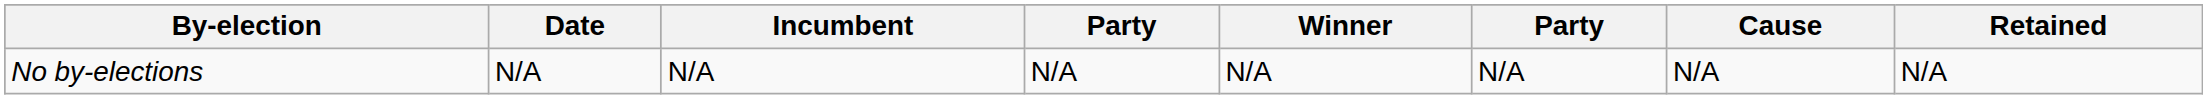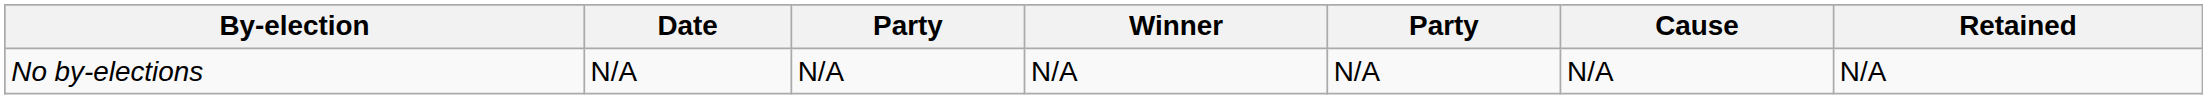- column: (843, 26)
